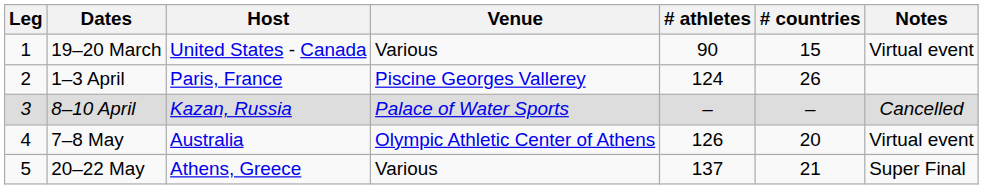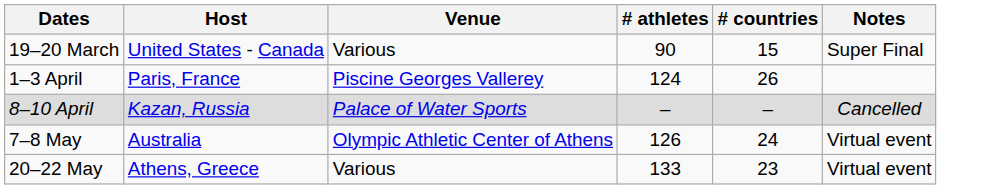- column: (26, 19)
(922, 49) Virtual event -> (875, 49) Super Final
(810, 139) 20 -> (768, 139) 24
(708, 169) 137 -> (665, 169) 133
(810, 169) 21 -> (768, 169) 23
(917, 169) Super Final -> (879, 169) Virtual event
